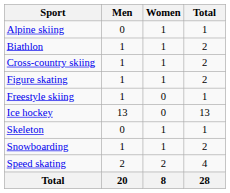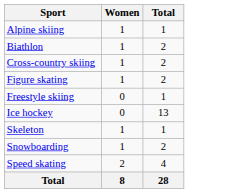- column: (122, 12)
